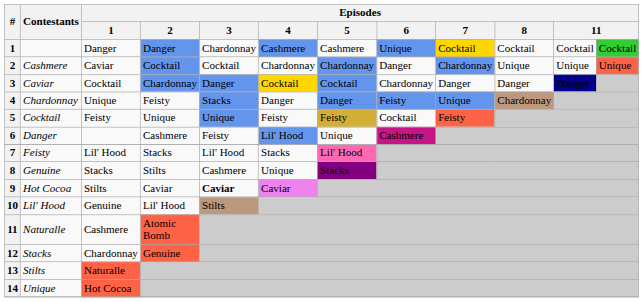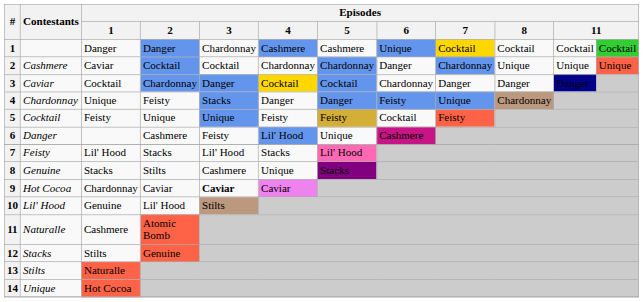(95, 188) Stilts -> (111, 188) Chardonnay
(111, 253) Chardonnay -> (95, 253) Stilts
